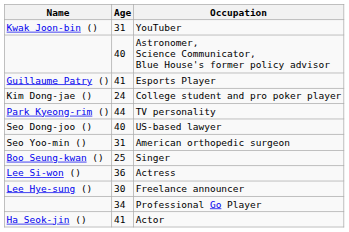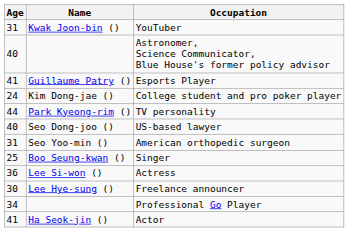columns swapped: (58, 12) <-> (123, 12)
